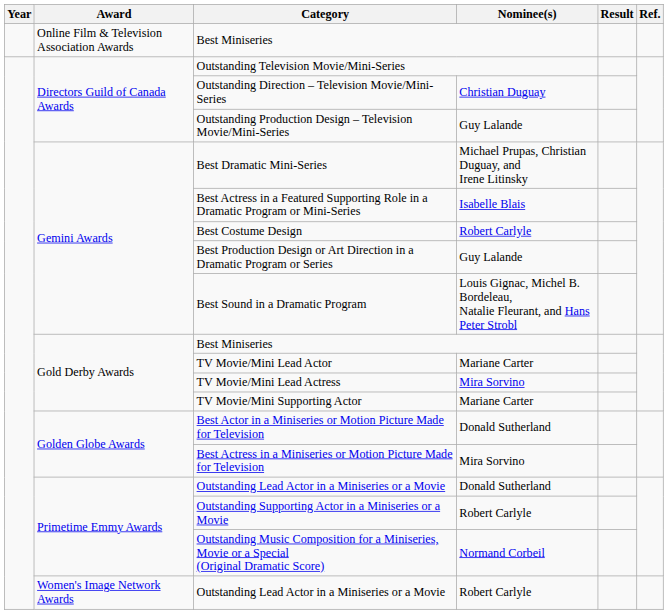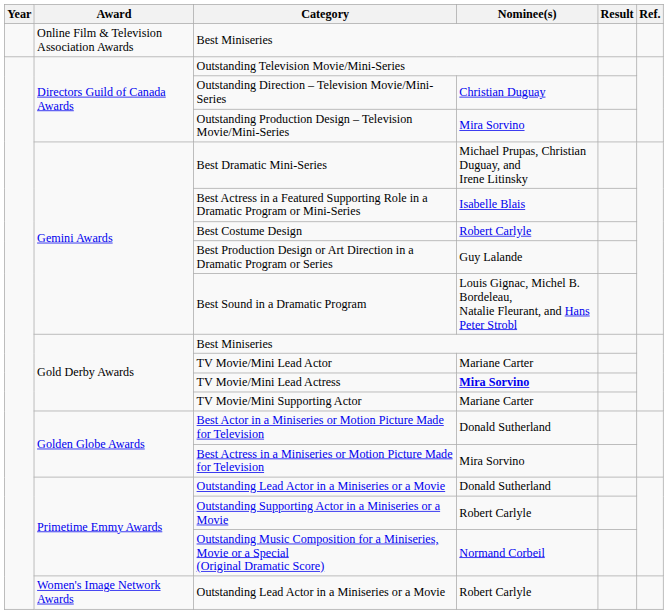(491, 125) Guy Lalande -> (492, 125) Mira Sorvino
(492, 382) normal -> (494, 382) bold
